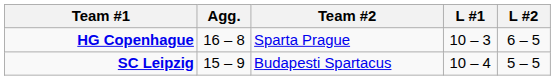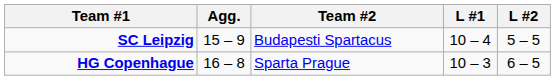rows swapped: (136, 39) <-> (156, 63)
